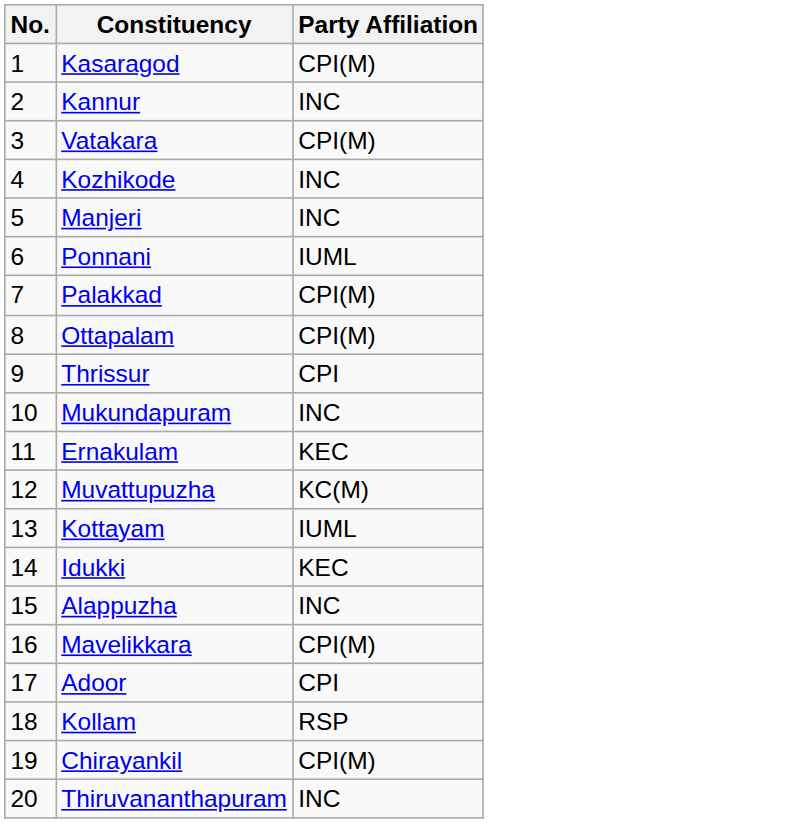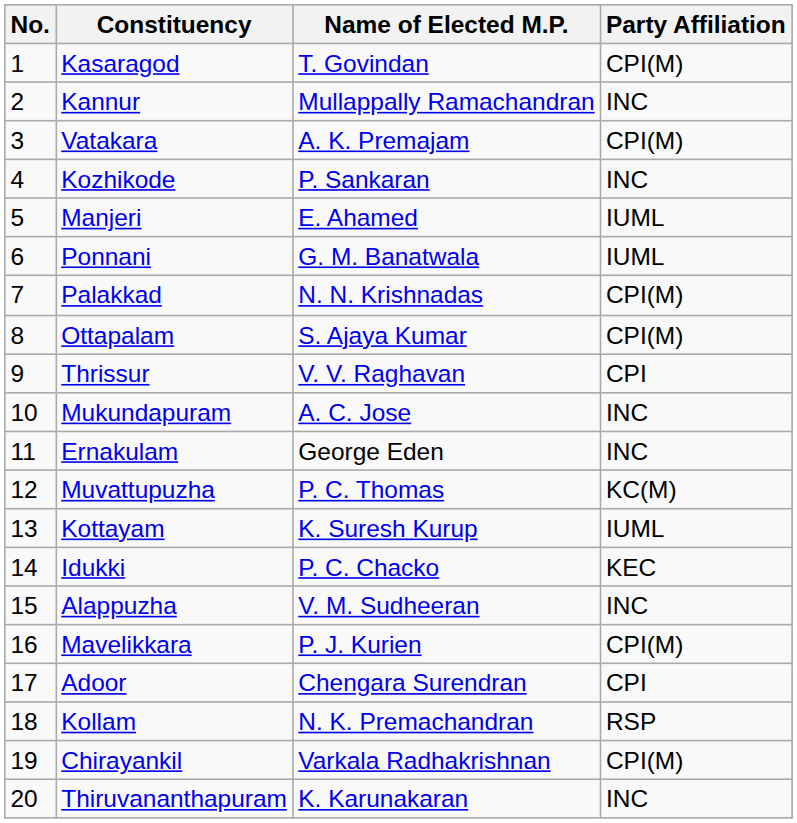+ column: (446, 24)
(319, 218) INC -> (635, 218) IUML
(323, 451) KEC -> (627, 451) INC
